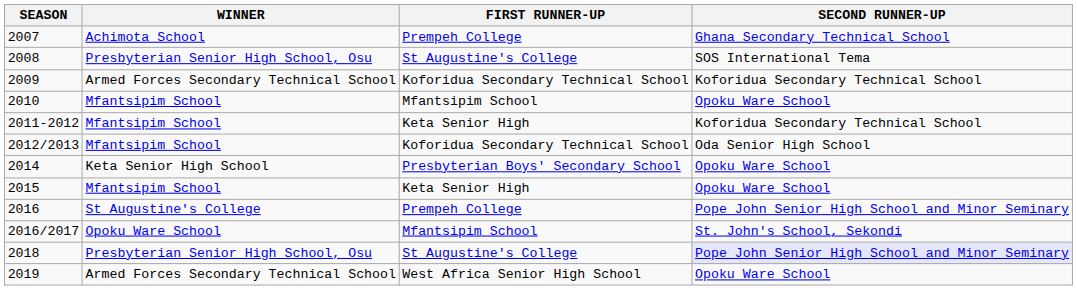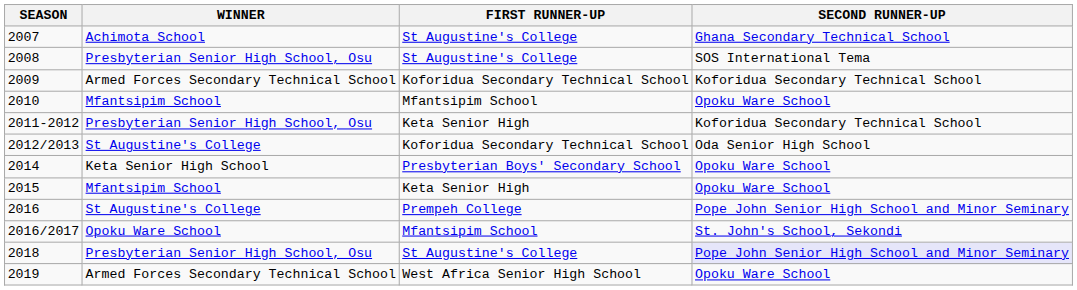(462, 37) Prempeh College -> (490, 37) St Augustine's College
(153, 123) Mfantsipim School -> (229, 123) Presbyterian Senior High School, Osu
(153, 145) Mfantsipim School -> (173, 145) St Augustine's College
